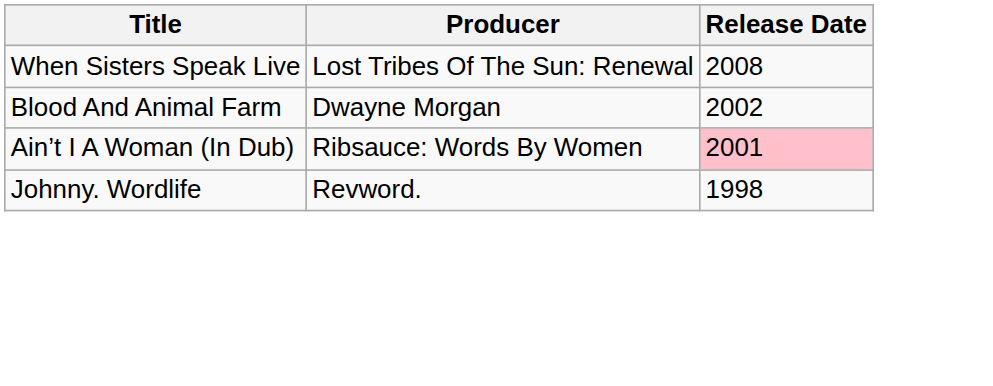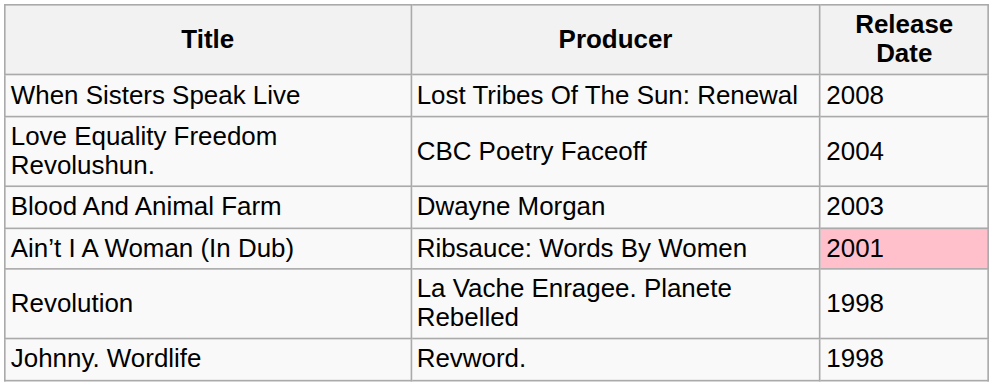+ row: (144, 151)
(734, 107) 2002 -> (855, 206) 2003
+ row: (72, 303)
